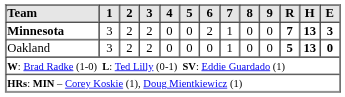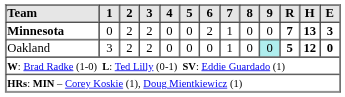(109, 30) 3 -> (109, 30) 0
(270, 48) no background -> (270, 48) paleturquoise background
(310, 48) 13 -> (310, 48) 12
